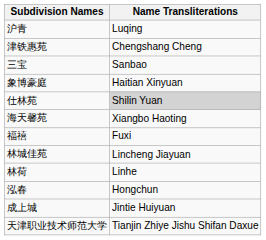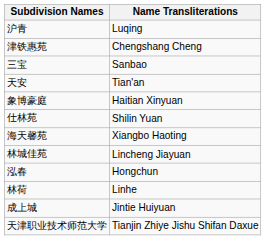+ row: (17, 82)
(137, 100) lightgrey background -> (137, 118) no background
- row: (17, 136)
rows swapped: (17, 189) <-> (17, 172)
